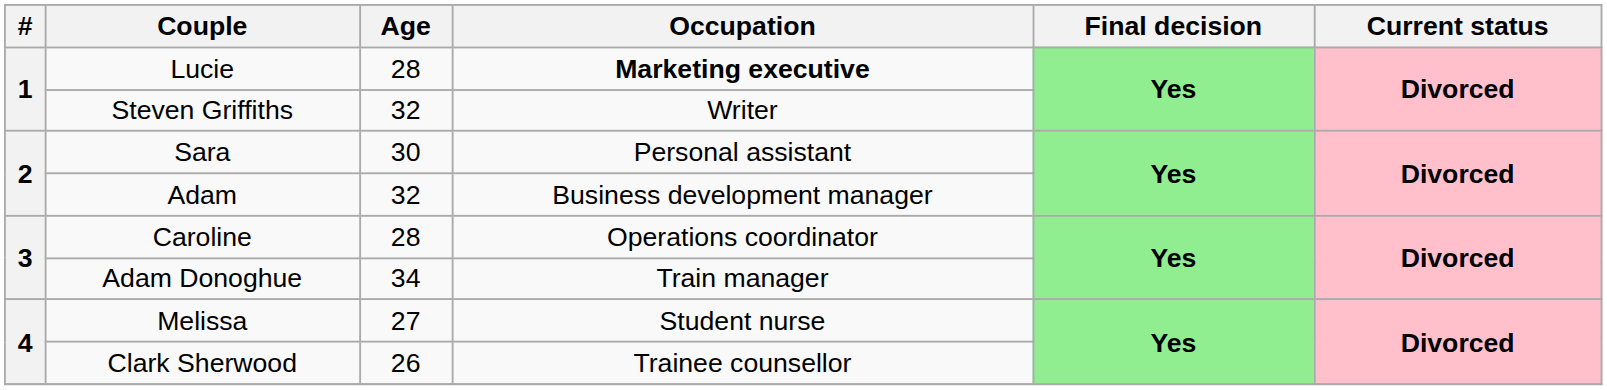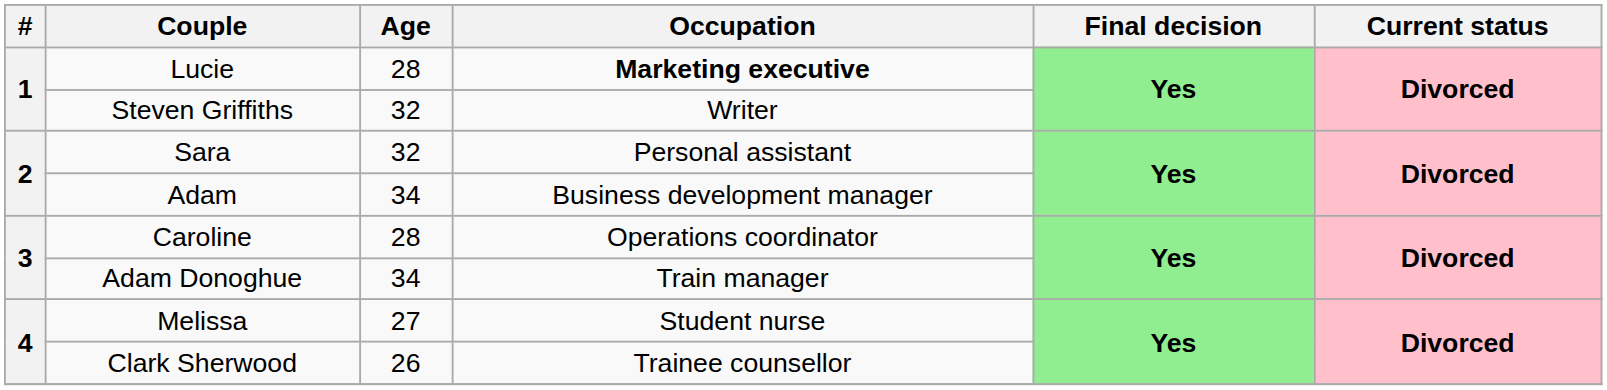(406, 153) 30 -> (406, 153) 32
(406, 195) 32 -> (406, 195) 34
